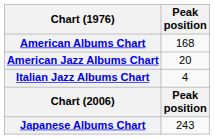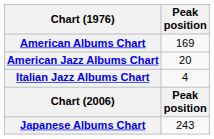(185, 43) 168 -> (185, 43) 169
